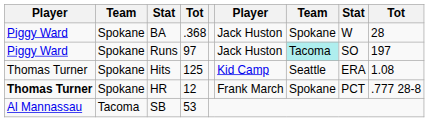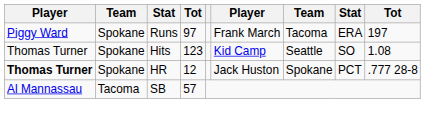- row: (158, 32)
(250, 51) Jack Huston -> (247, 32) Frank March
(310, 51) paleturquoise background -> (306, 32) no background
(350, 51) SO -> (350, 32) ERA
(193, 70) 125 -> (193, 51) 123
(353, 70) ERA -> (347, 51) SO
(250, 88) Frank March -> (246, 70) Jack Huston
(190, 107) 53 -> (190, 88) 57
